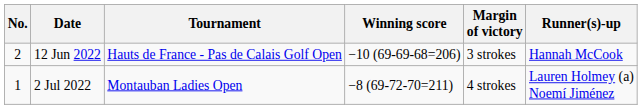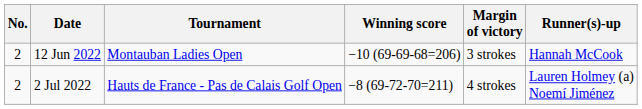(225, 54) Hauts de France - Pas de Calais Golf Open -> (175, 54) Montauban Ladies Open
(18, 85) 1 -> (18, 85) 2
(175, 85) Montauban Ladies Open -> (225, 85) Hauts de France - Pas de Calais Golf Open
